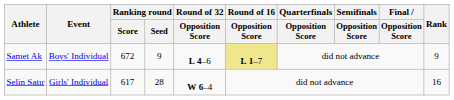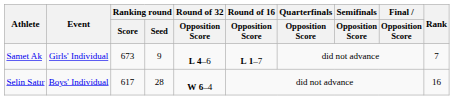(79, 56) Boys' Individual -> (79, 56) Girls' Individual
(128, 56) 672 -> (128, 56) 673
(251, 62) khaki background -> (251, 62) no background
(436, 56) 9 -> (436, 56) 7
(79, 82) Girls' Individual -> (79, 82) Boys' Individual
